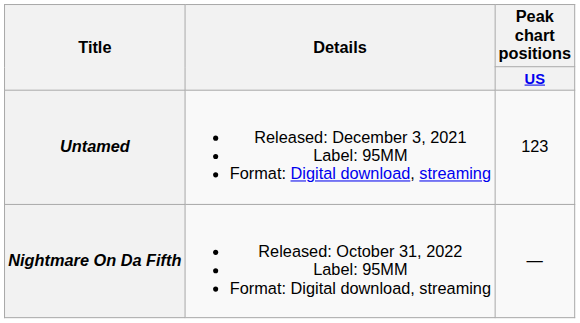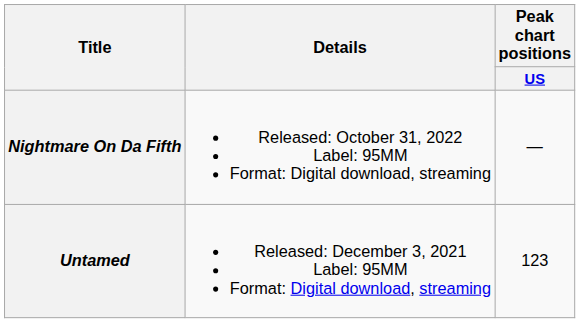rows swapped: (95, 147) <-> (95, 260)
